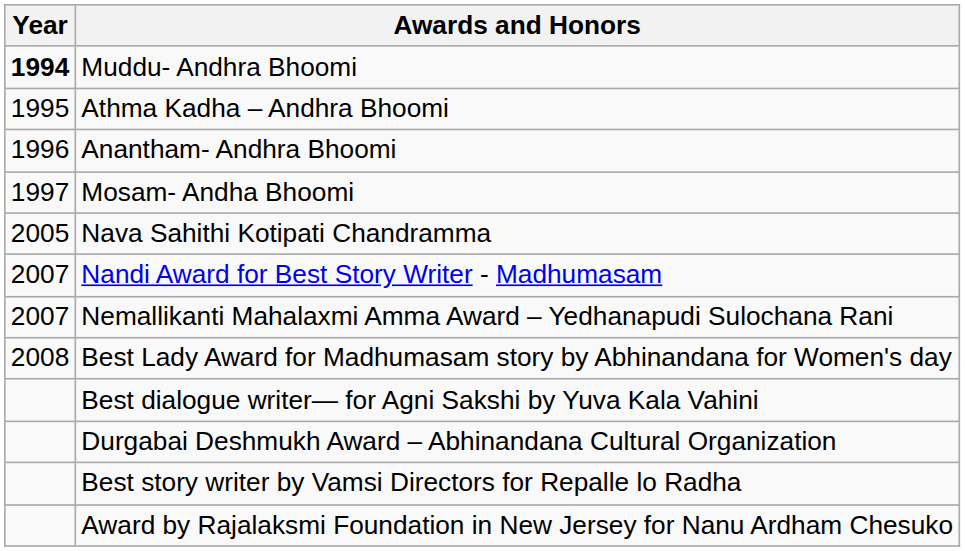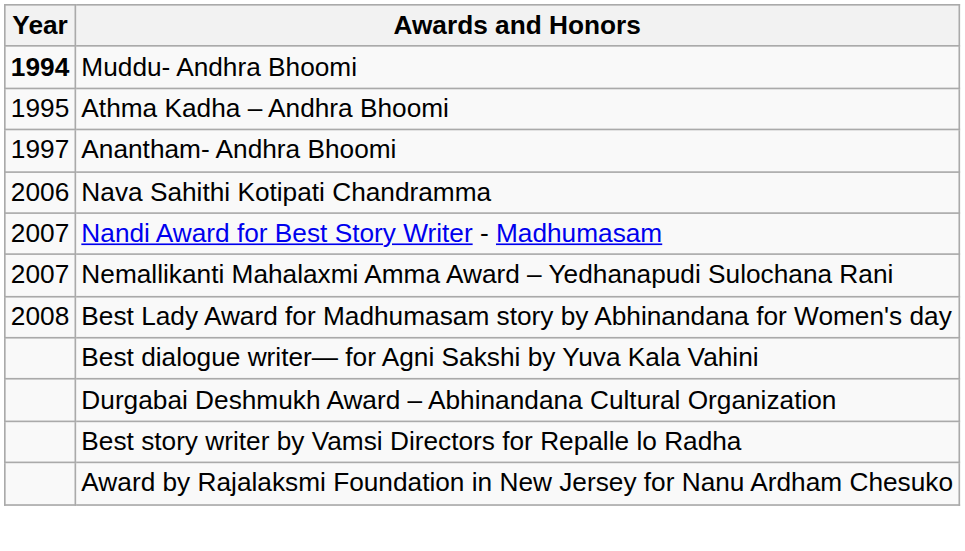(40, 150) 1996 -> (40, 150) 1997
- row: (218, 191)
(40, 233) 2005 -> (40, 191) 2006
